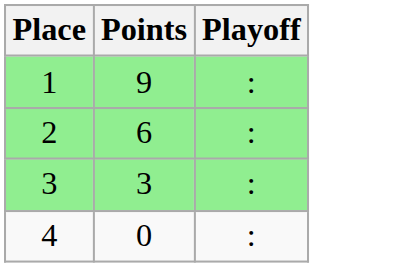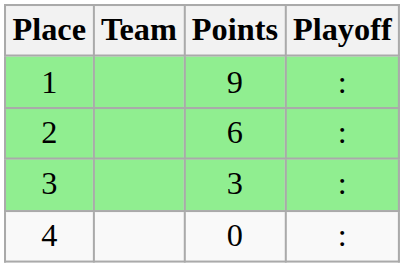+ column: (139, 30)
